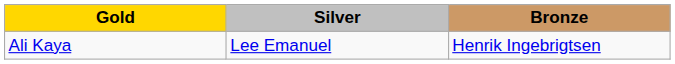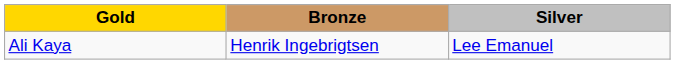columns swapped: (337, 18) <-> (559, 18)
